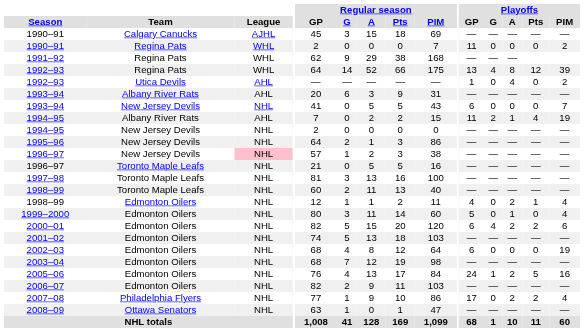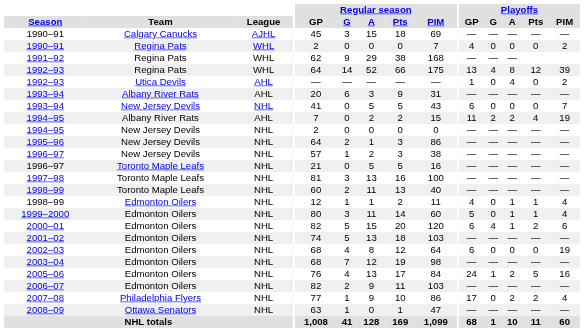(472, 46) 11 -> (472, 46) 4
(512, 118) 1 -> (512, 118) 2
(264, 154) pink background -> (264, 154) no background
(512, 202) 2 -> (512, 202) 1
(536, 214) 0 -> (536, 214) 1
(512, 226) 2 -> (512, 226) 1
